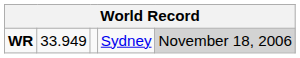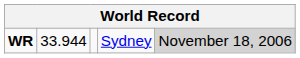(64, 40) 33.949 -> (64, 40) 33.944
